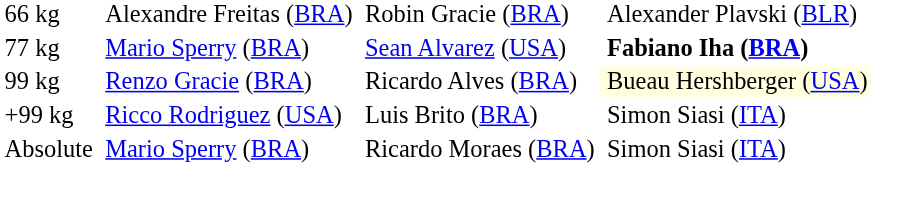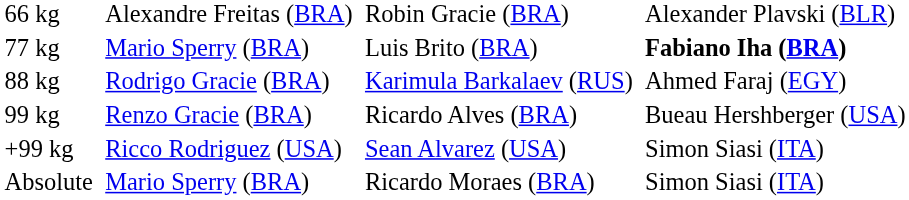(463, 47) Sean Alvarez (USA) -> (448, 47) Luis Brito (BRA)
+ row: (32, 81)
(734, 81) lightyellow background -> (772, 115) no background
(448, 115) Luis Brito (BRA) -> (463, 148) Sean Alvarez (USA)
